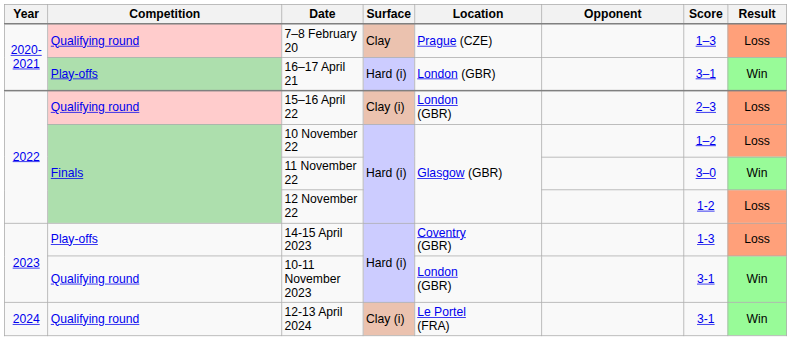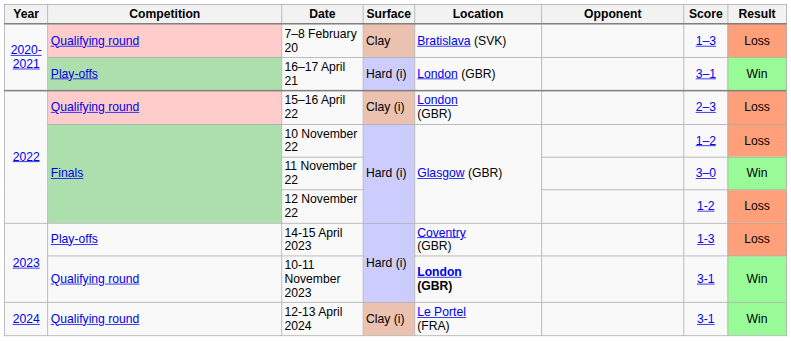(455, 41) Prague (CZE) -> (462, 41) Bratislava (SVK)
(437, 279) normal -> (439, 279) bold
